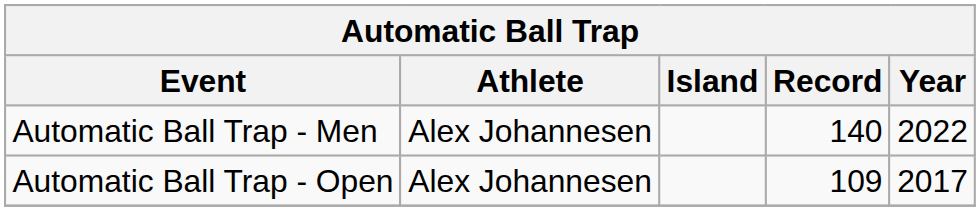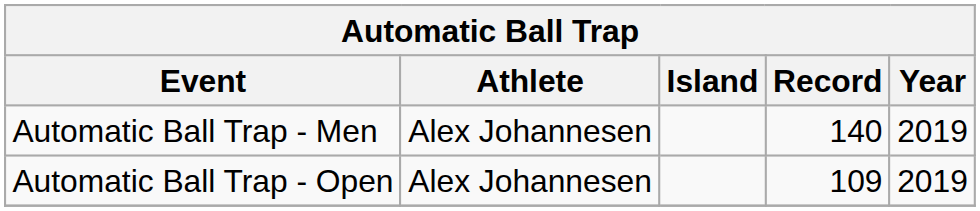(933, 131) 2022 -> (933, 131) 2019
(933, 181) 2017 -> (933, 181) 2019
